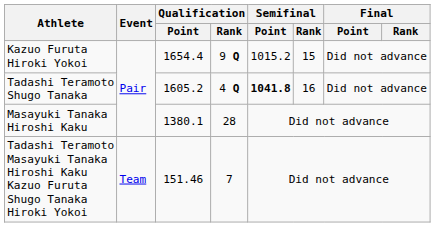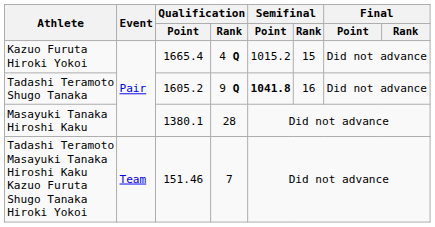(183, 56) 1654.4 -> (183, 56) 1665.4
(229, 56) 9 Q -> (229, 56) 4 Q
(229, 88) 4 Q -> (229, 88) 9 Q
